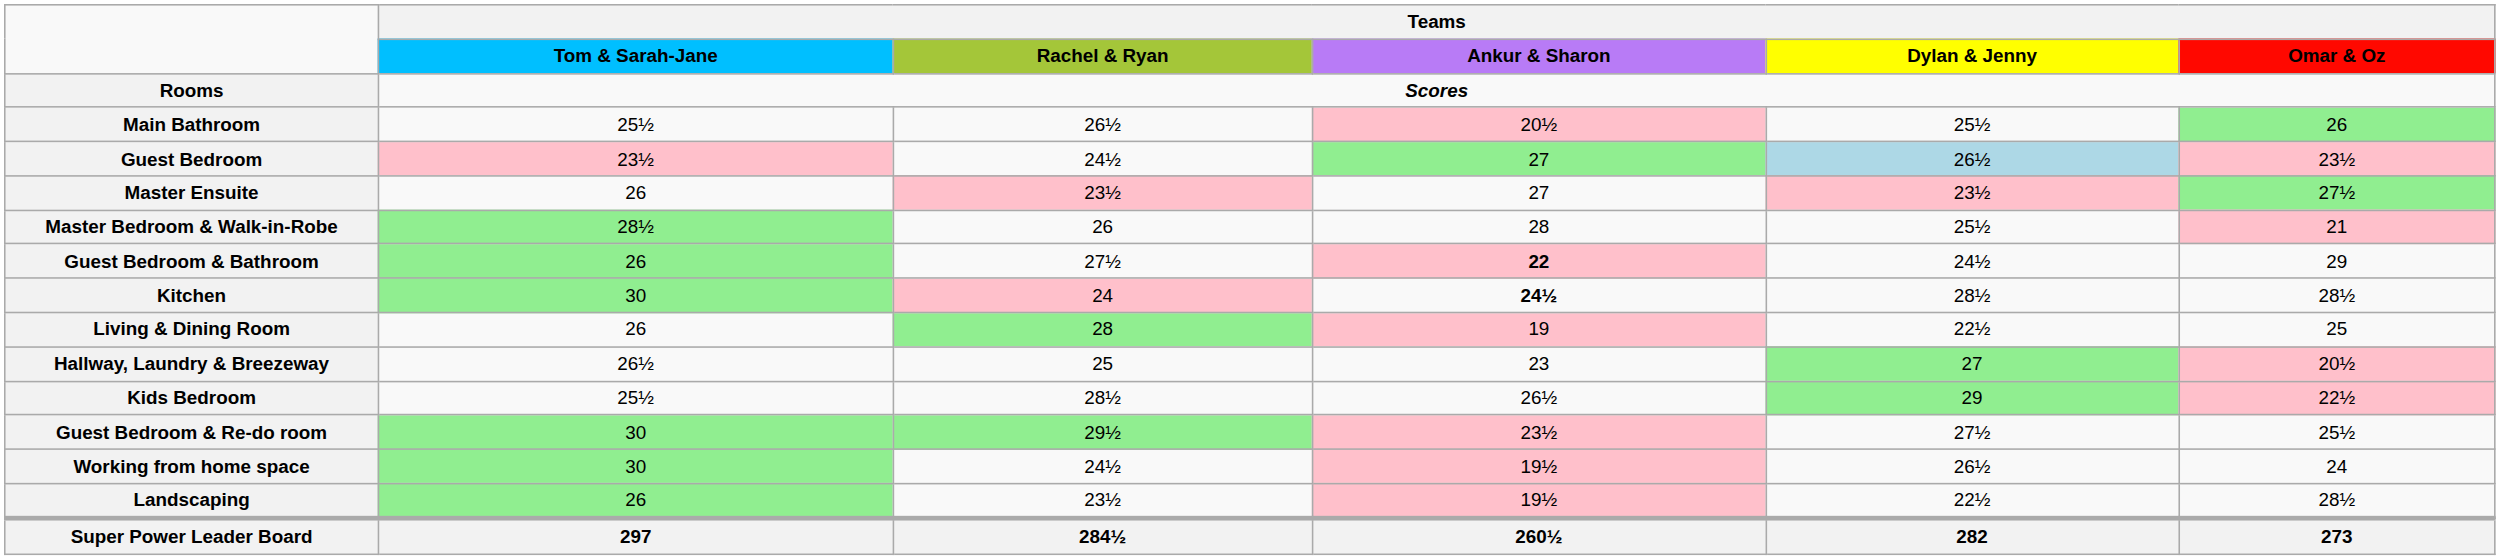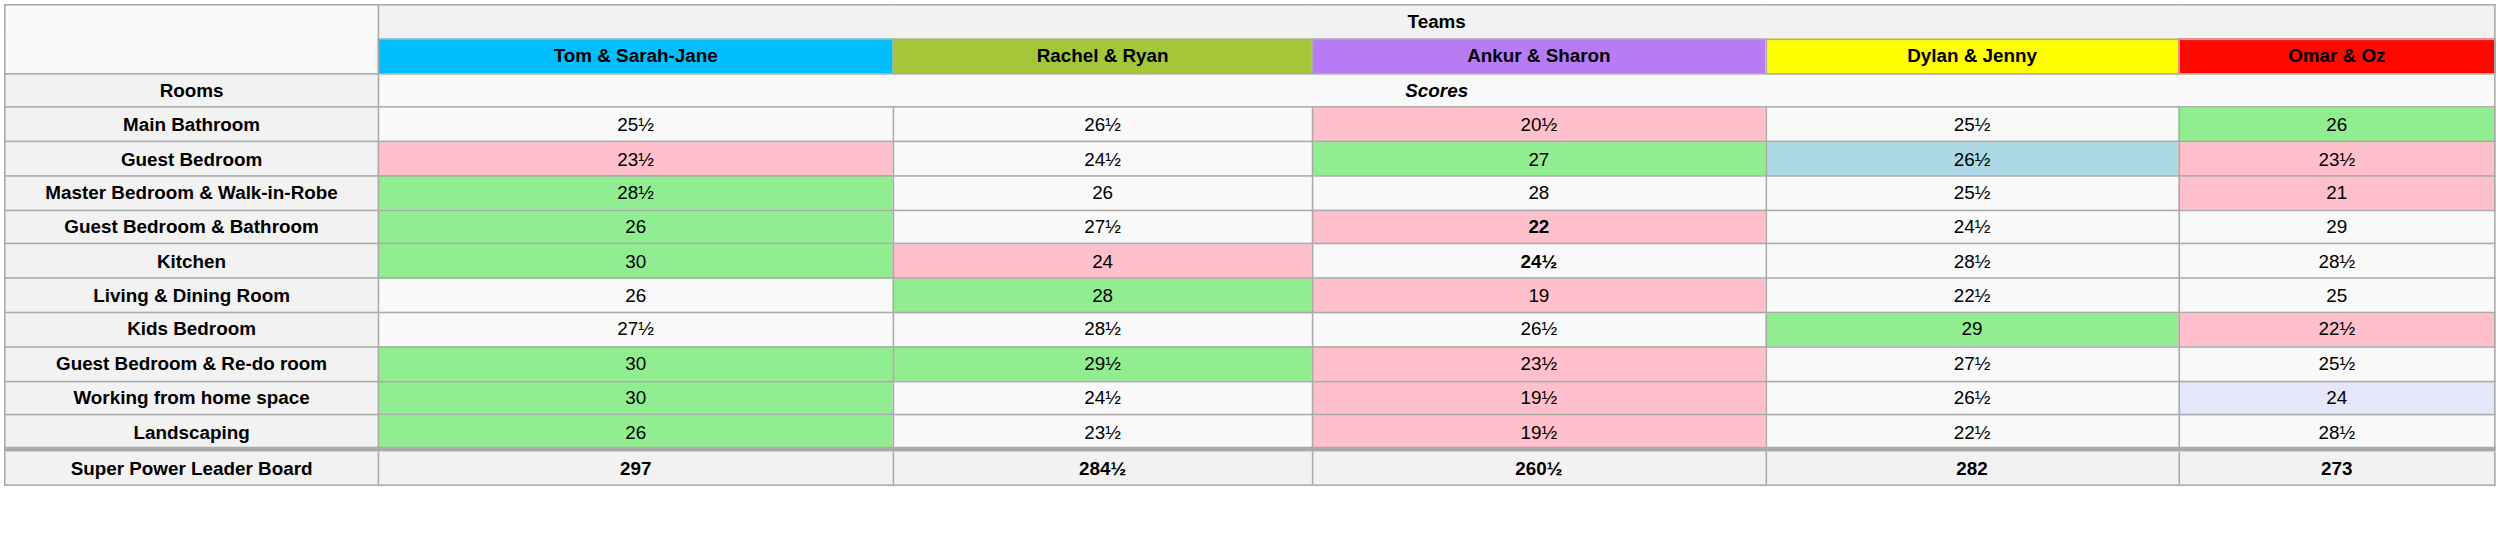- row: (192, 193)
- row: (192, 364)
(636, 398) 25½ -> (636, 330) 27½
(2337, 466) no background -> (2337, 398) lavender background
